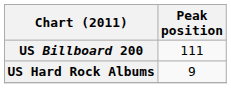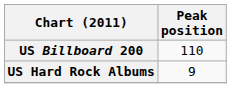(192, 51) 111 -> (192, 51) 110
